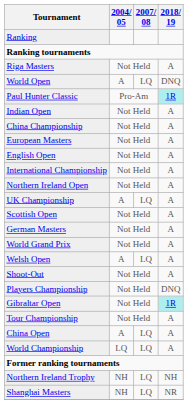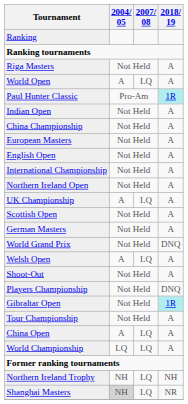(171, 81) DNQ -> (171, 81) A
(171, 244) A -> (171, 244) DNQ
(121, 392) no background -> (121, 392) lightgrey background
